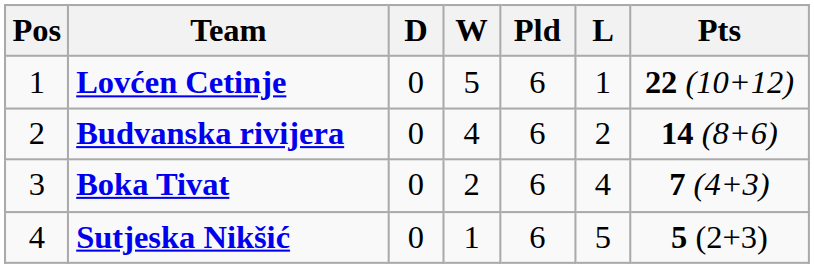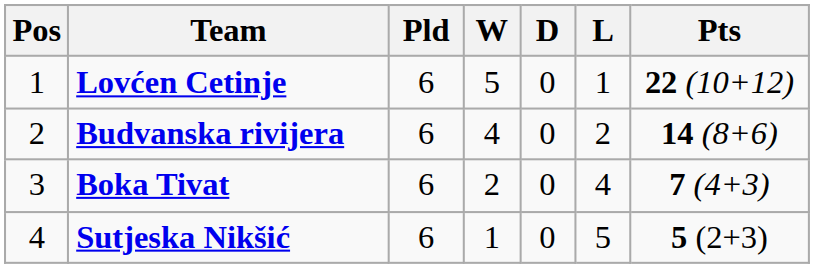columns swapped: (537, 30) <-> (416, 30)
